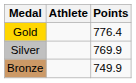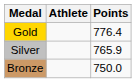(108, 50) 769.9 -> (108, 50) 765.9
(108, 68) 749.9 -> (108, 68) 750.0
